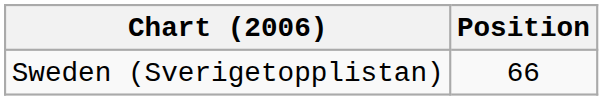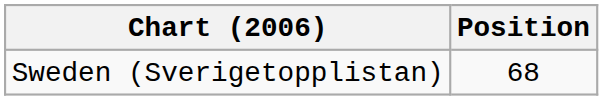(523, 73) 66 -> (523, 73) 68
